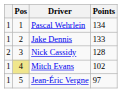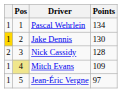(8, 38) no background -> (8, 38) gold background
(99, 38) 133 -> (99, 38) 130
(99, 66) 102 -> (99, 66) 109
